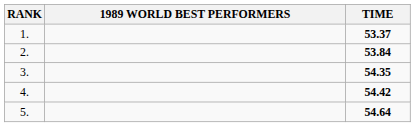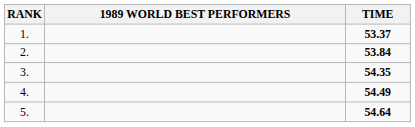(378, 92) 54.42 -> (378, 92) 54.49
